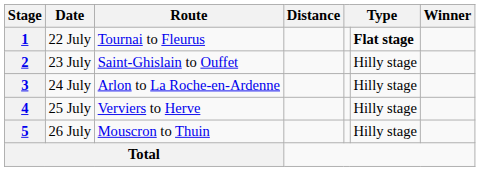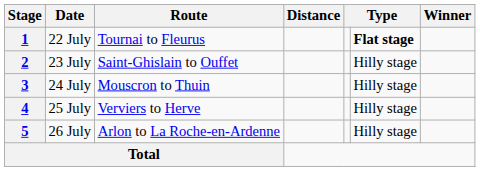(189, 85) Arlon to La Roche-en-Ardenne -> (154, 85) Mouscron to Thuin
(154, 131) Mouscron to Thuin -> (189, 131) Arlon to La Roche-en-Ardenne
